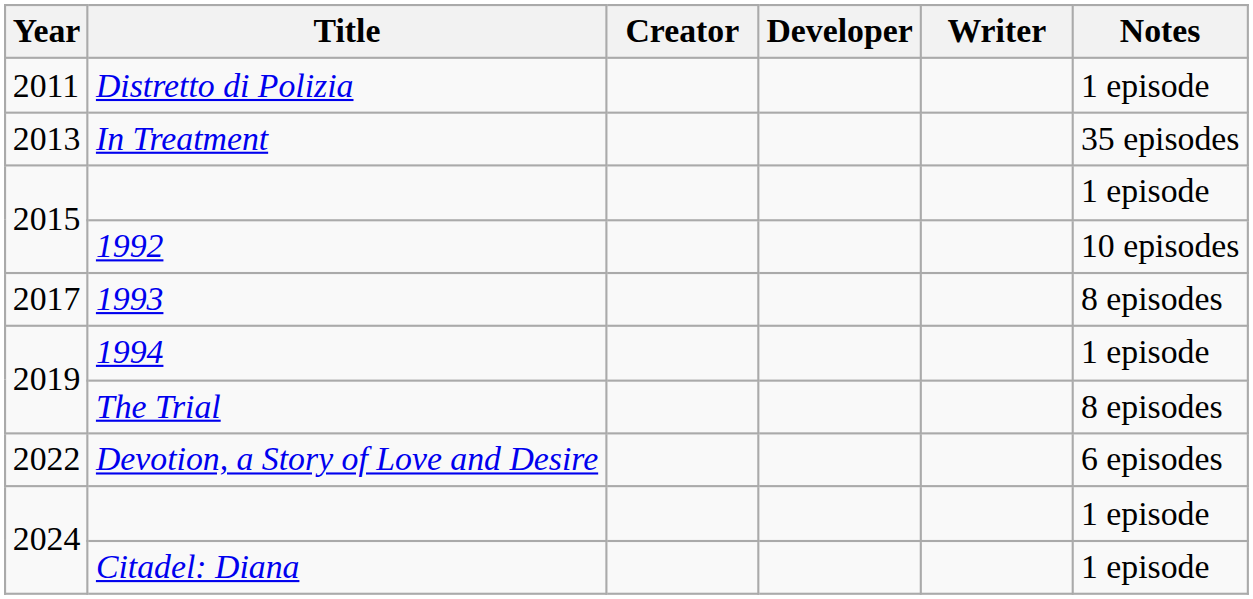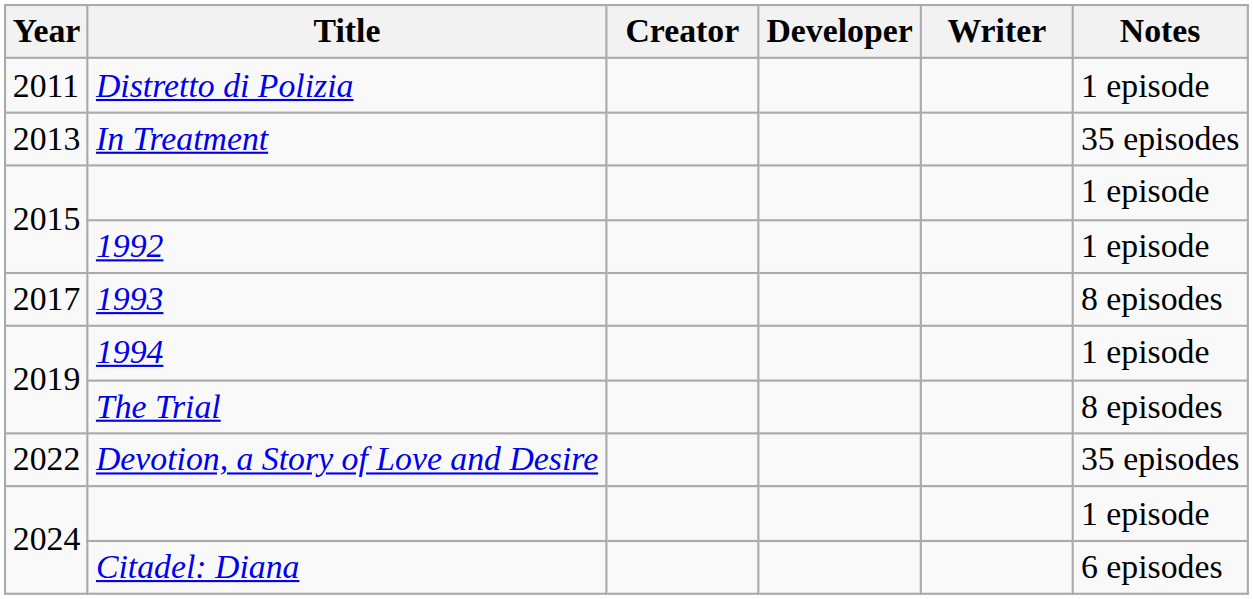(1160, 245) 10 episodes -> (1145, 245) 1 episode
(1152, 459) 6 episodes -> (1160, 459) 35 episodes
(1145, 566) 1 episode -> (1152, 566) 6 episodes
